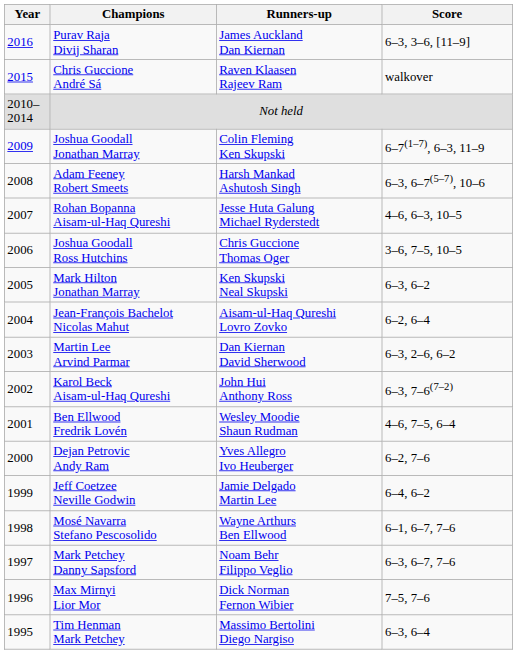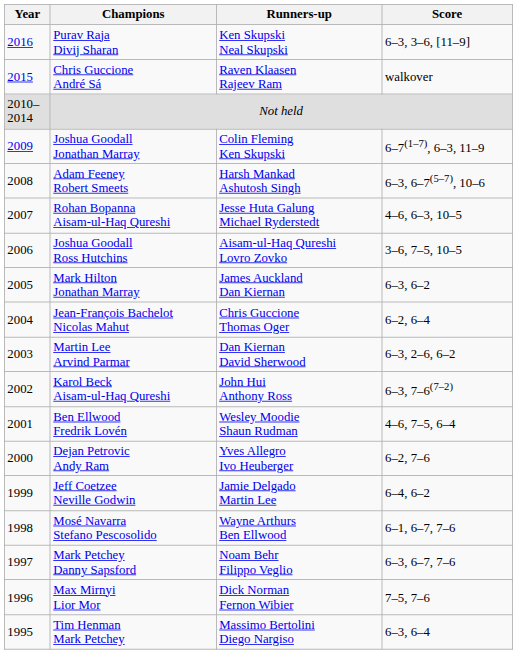(261, 42) James Auckland Dan Kiernan -> (253, 42) Ken Skupski Neal Skupski
(259, 250) Chris Guccione Thomas Oger -> (278, 250) Aisam-ul-Haq Qureshi Lovro Zovko
(253, 285) Ken Skupski Neal Skupski -> (261, 285) James Auckland Dan Kiernan
(278, 319) Aisam-ul-Haq Qureshi Lovro Zovko -> (259, 319) Chris Guccione Thomas Oger
